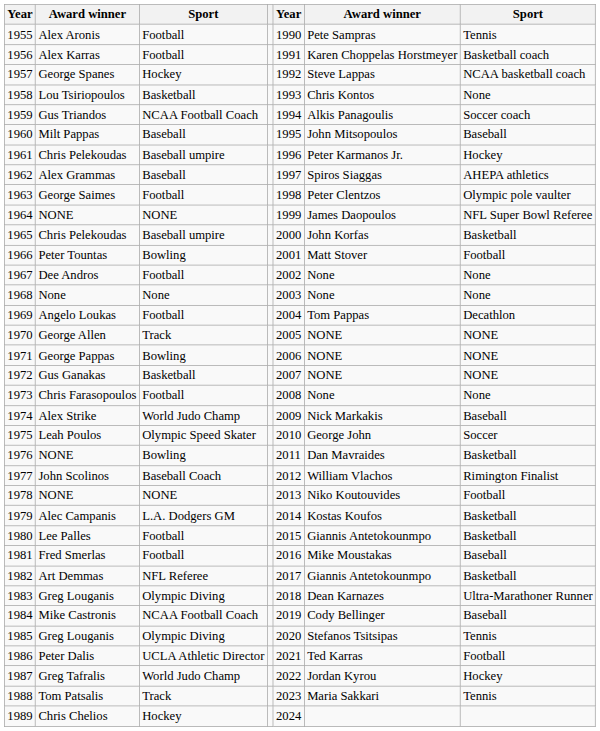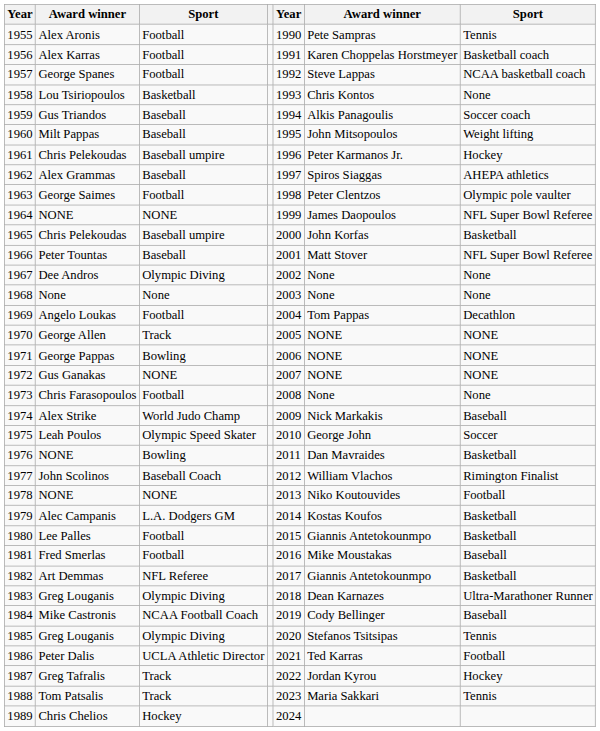(162, 74) Hockey -> (163, 74) Football
(200, 114) NCAA Football Coach -> (164, 114) Baseball
(485, 134) Baseball -> (498, 134) Weight lifting
(164, 255) Bowling -> (164, 255) Baseball
(484, 255) Football -> (528, 255) NFL Super Bowl Referee
(163, 275) Football -> (183, 275) Olympic Diving
(169, 375) Basketball -> (160, 375) NONE
(191, 676) World Judo Champ -> (157, 676) Track
